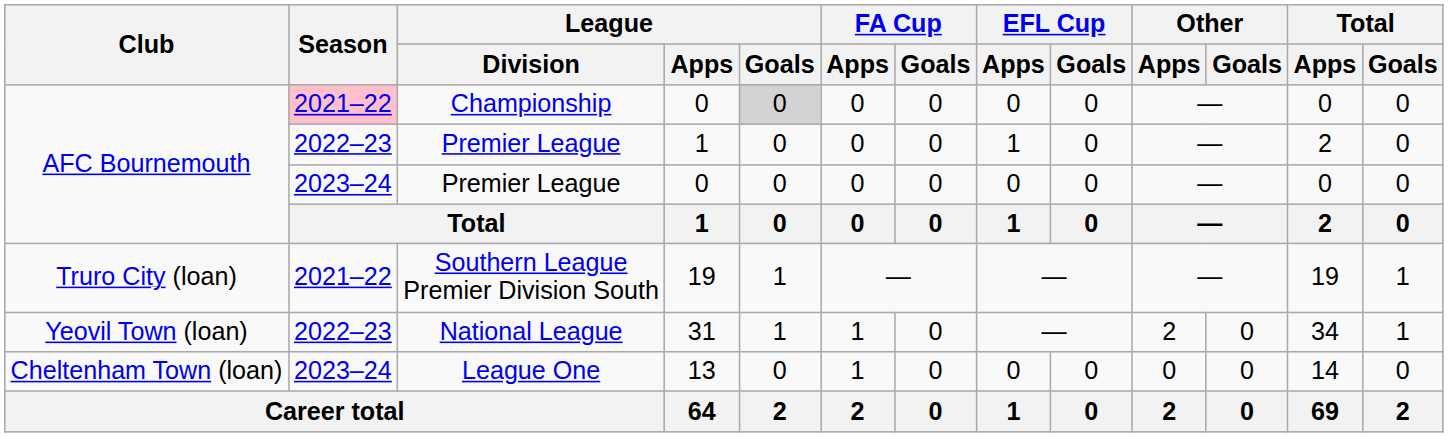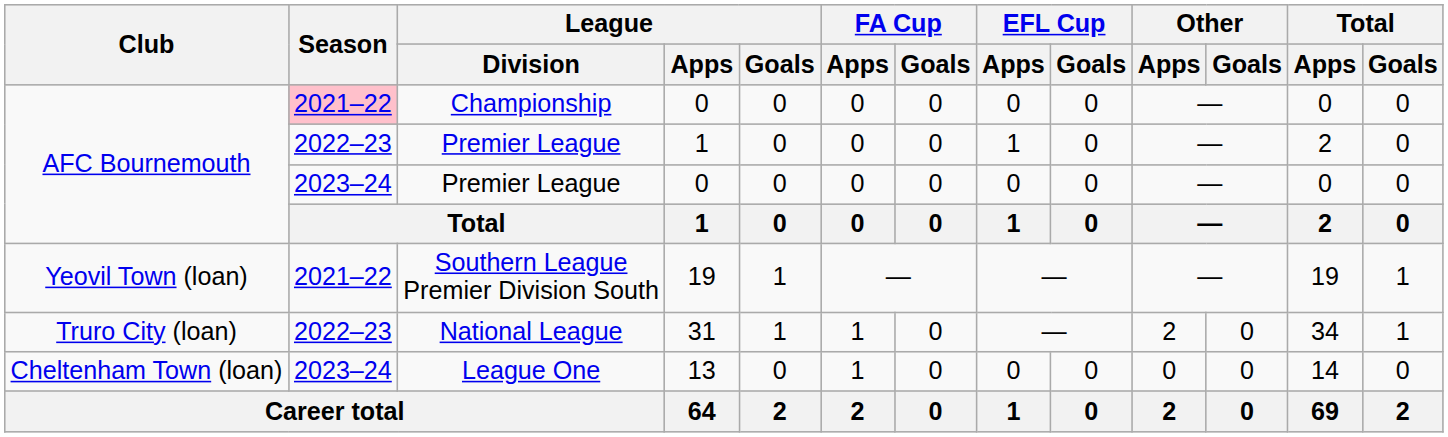(780, 104) lightgrey background -> (780, 104) no background
(146, 277) Truro City (loan) -> (146, 277) Yeovil Town (loan)
(146, 331) Yeovil Town (loan) -> (146, 331) Truro City (loan)
